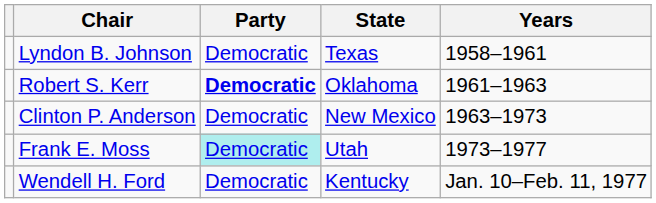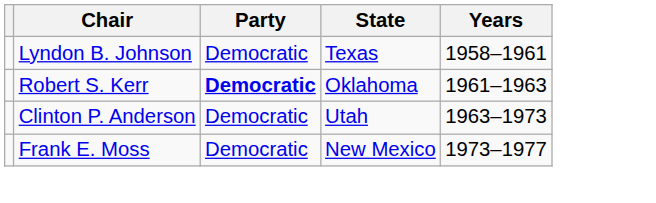(380, 117) New Mexico -> (347, 117) Utah
(256, 149) paleturquoise background -> (256, 149) no background
(347, 149) Utah -> (380, 149) New Mexico
- row: (92, 181)
